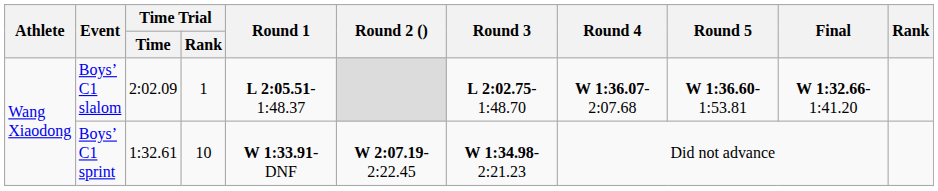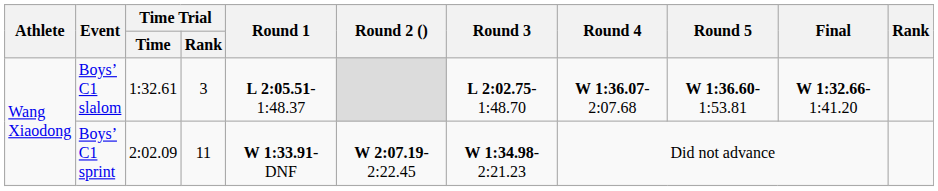(153, 89) 2:02.09 -> (153, 89) 1:32.61
(203, 89) 1 -> (203, 89) 3
(153, 153) 1:32.61 -> (153, 153) 2:02.09
(203, 153) 10 -> (203, 153) 11
